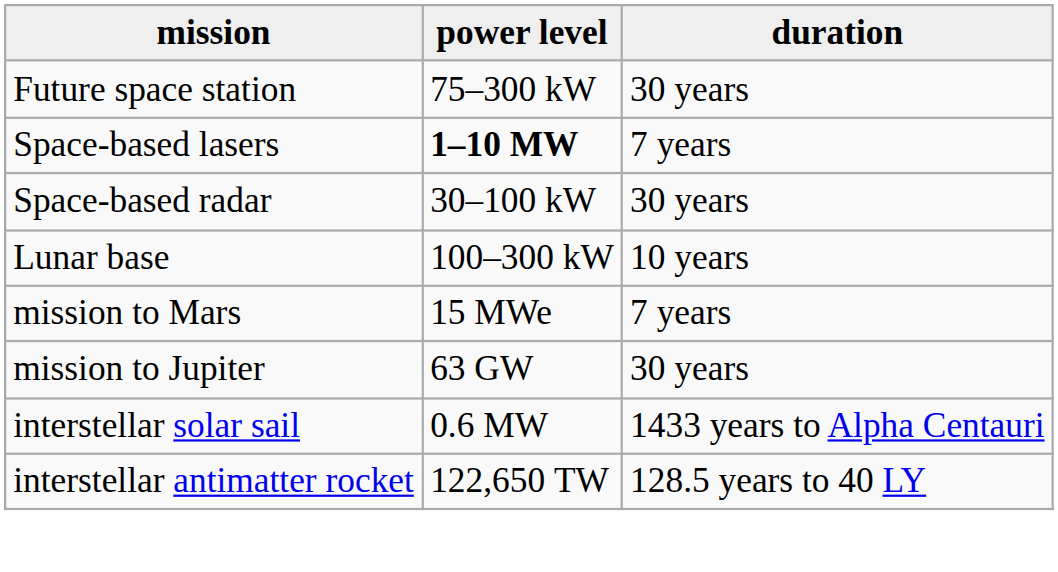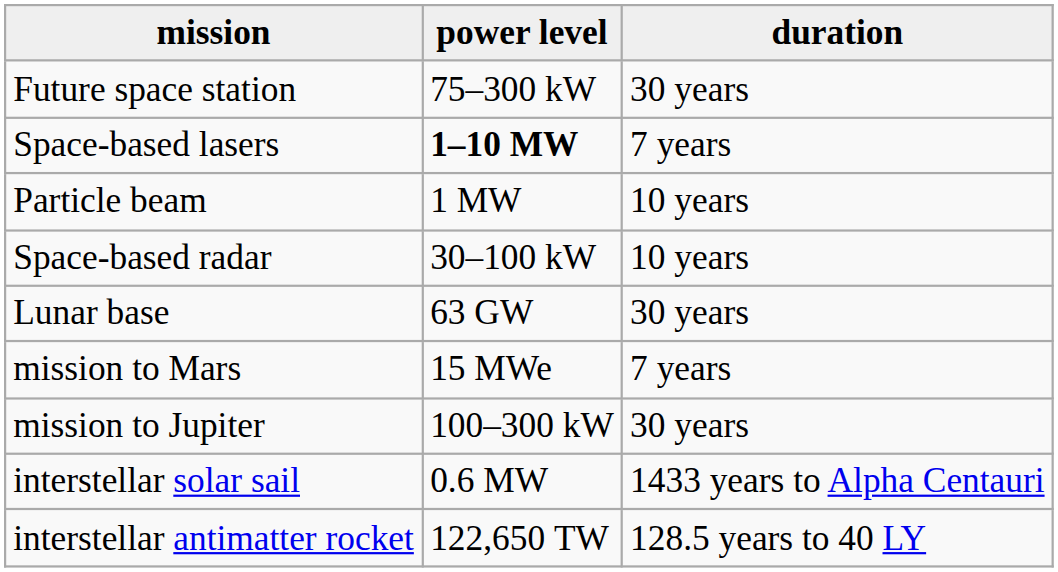+ row: (110, 200)
(690, 200) 30 years -> (690, 256) 10 years
(522, 256) 100–300 kW -> (482, 312) 63 GW
(690, 256) 10 years -> (690, 312) 30 years
(482, 369) 63 GW -> (522, 425) 100–300 kW
